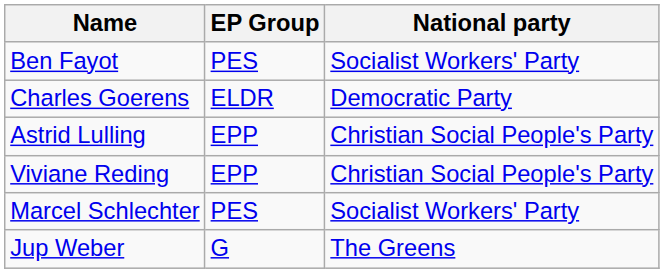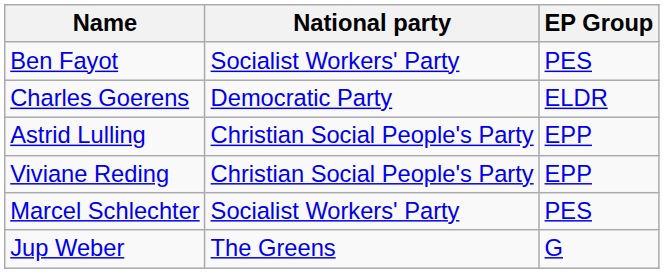columns swapped: (492, 23) <-> (265, 23)
